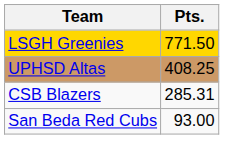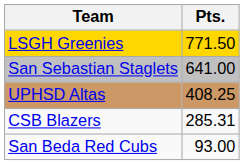+ row: (93, 69)
